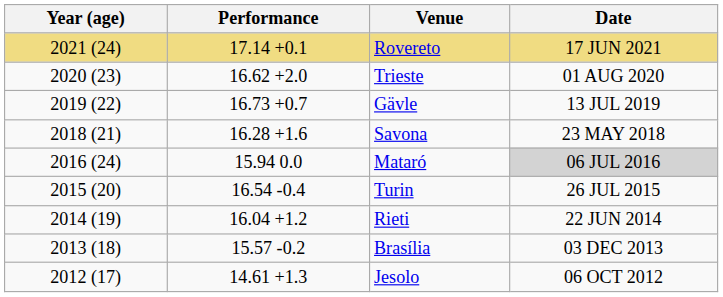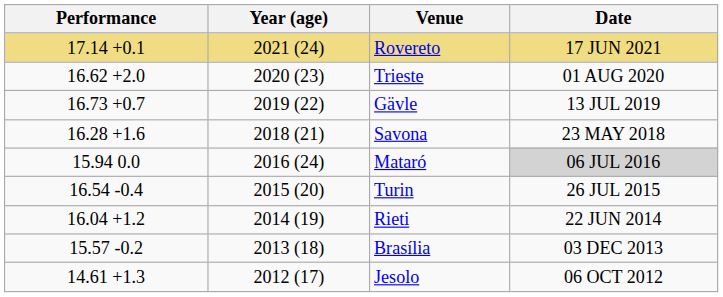columns swapped: (86, 18) <-> (268, 18)
